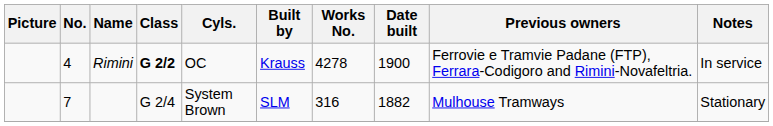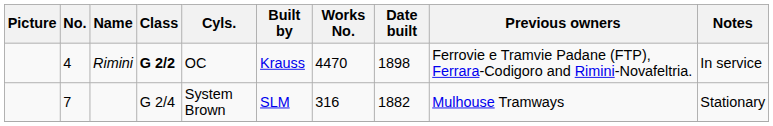(331, 63) 4278 -> (331, 63) 4470
(394, 63) 1900 -> (394, 63) 1898
